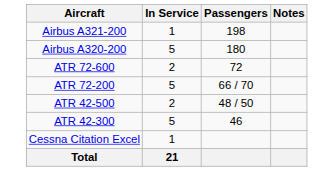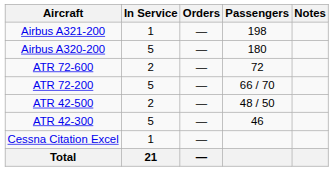+ column: (201, 13)
